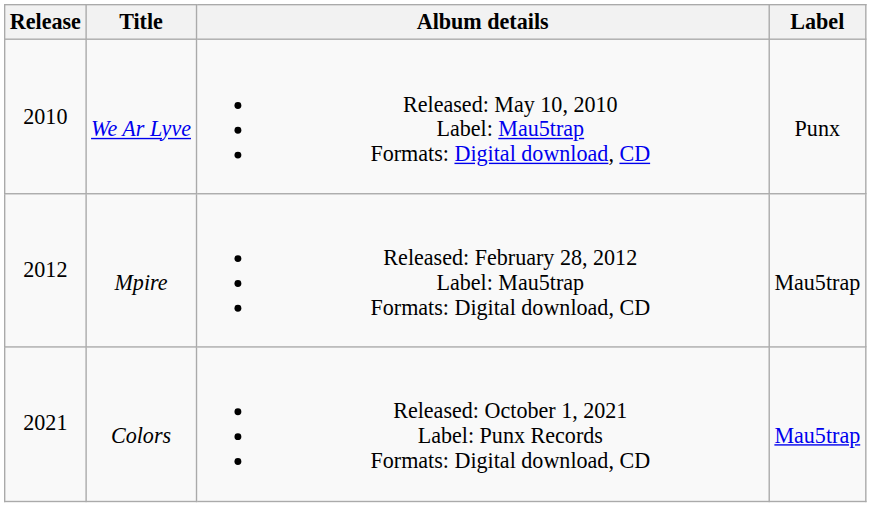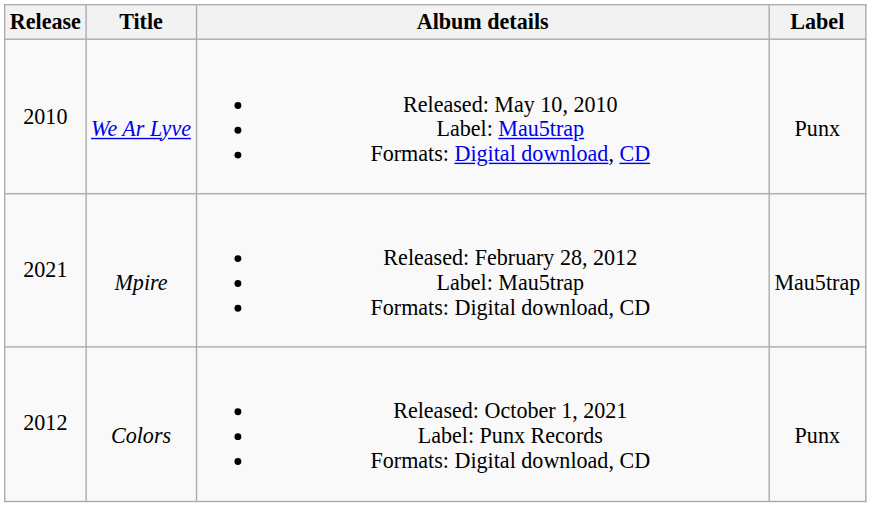(45, 270) 2012 -> (45, 270) 2021
(45, 423) 2021 -> (45, 423) 2012
(817, 436) Mau5trap -> (817, 436) Punx
